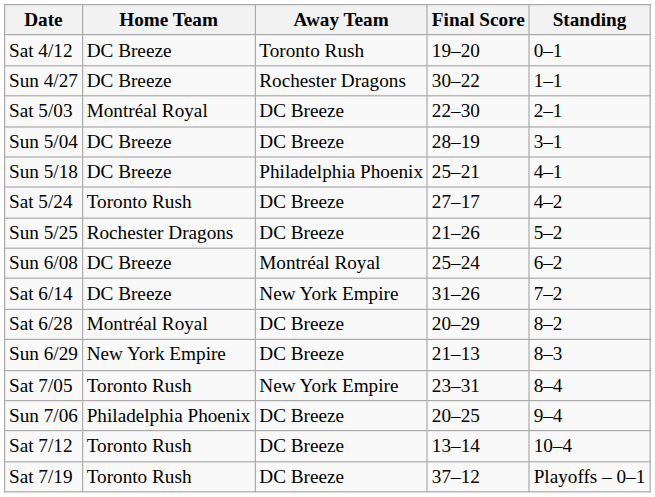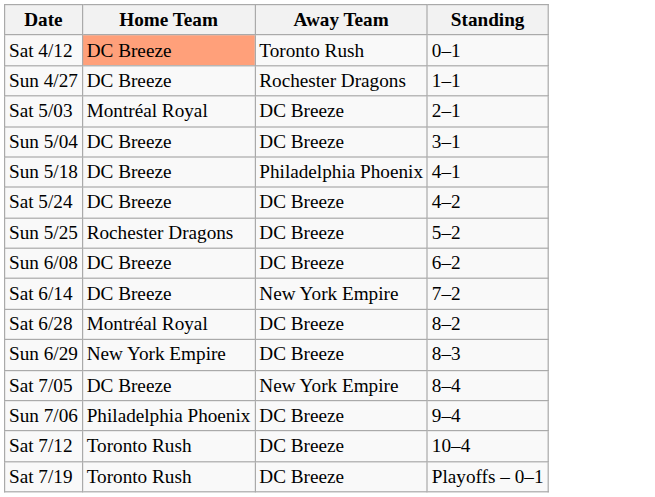- column: (478, 19)
(129, 50) no background -> (129, 50) lightsalmon background
(139, 202) Toronto Rush -> (129, 202) DC Breeze
(320, 263) Montréal Royal -> (302, 263) DC Breeze
(139, 385) Toronto Rush -> (129, 385) DC Breeze
